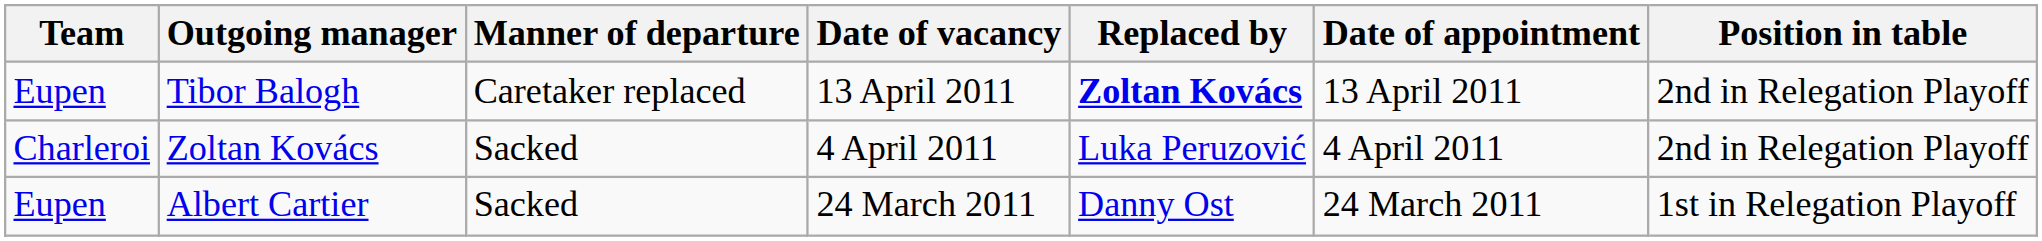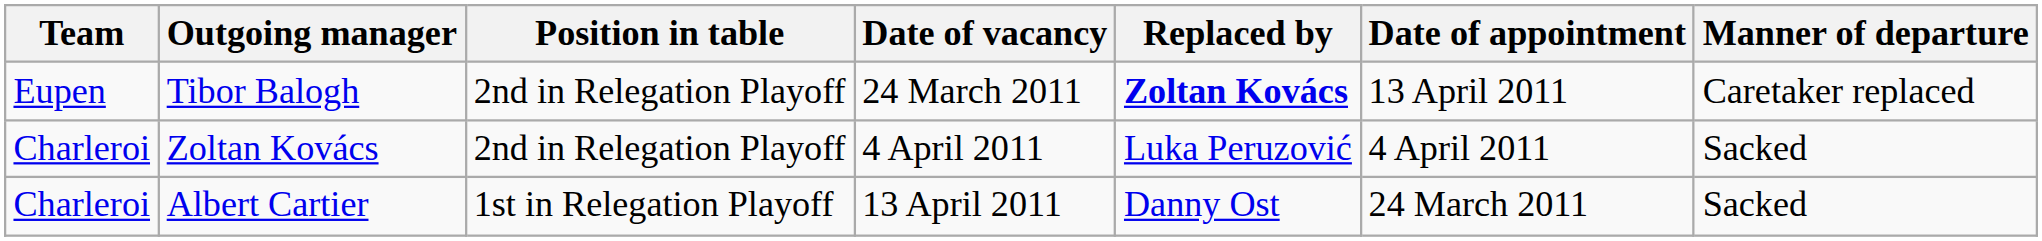columns swapped: (637, 33) <-> (1843, 33)
(916, 90) 13 April 2011 -> (972, 90) 24 March 2011
(60, 205) Eupen -> (82, 205) Charleroi
(926, 205) 24 March 2011 -> (962, 205) 13 April 2011
